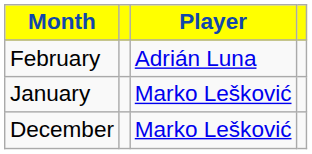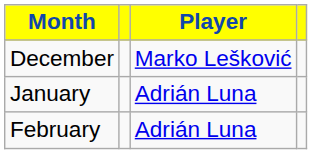rows swapped: (62, 129) <-> (55, 58)
(213, 93) Marko Lešković -> (196, 93) Adrián Luna
